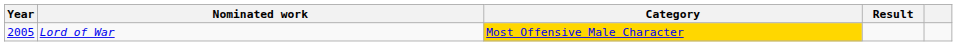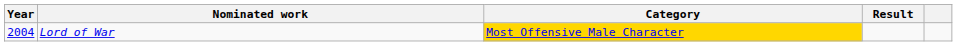(21, 32) 2005 -> (21, 32) 2004
